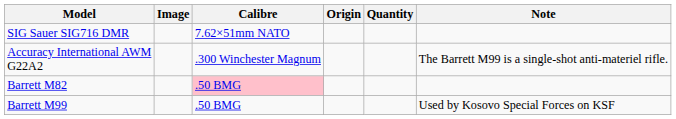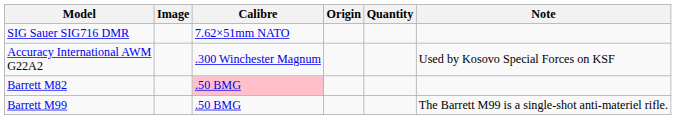(543, 59) The Barrett M99 is a single-shot anti-materiel rifle. -> (517, 59) Used by Kosovo Special Forces on KSF
(517, 104) Used by Kosovo Special Forces on KSF -> (543, 104) The Barrett M99 is a single-shot anti-materiel rifle.
